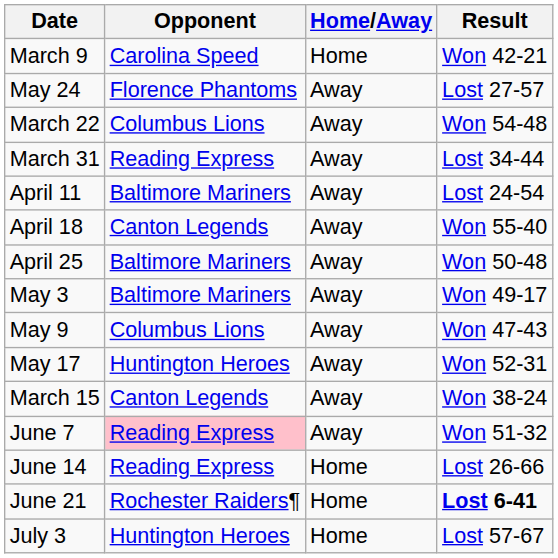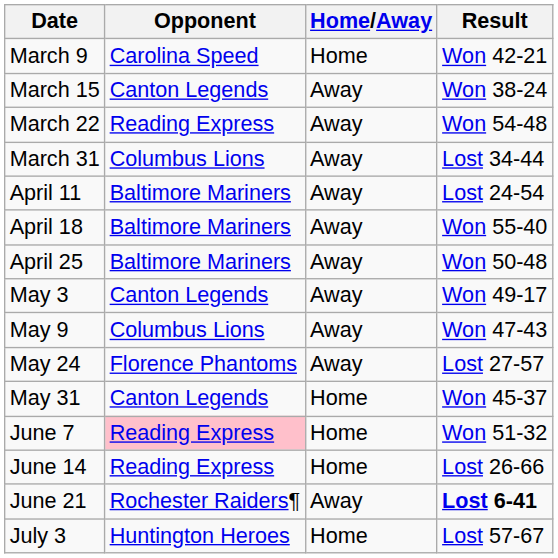rows swapped: (55, 398) <-> (45, 90)
(187, 124) Columbus Lions -> (192, 124) Reading Express
(192, 158) Reading Express -> (187, 158) Columbus Lions
(189, 227) Canton Legends -> (200, 227) Baltimore Mariners
(200, 295) Baltimore Mariners -> (189, 295) Canton Legends
- row: (45, 364)
+ row: (45, 398)
(336, 432) Away -> (339, 432) Home
(339, 501) Home -> (336, 501) Away
